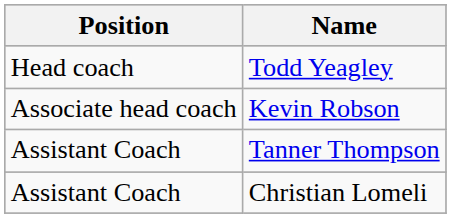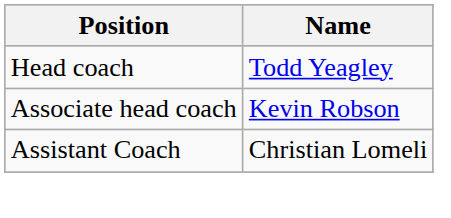- row: (344, 150)
